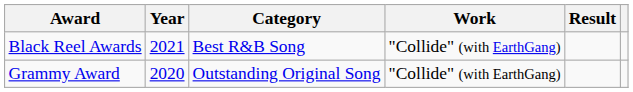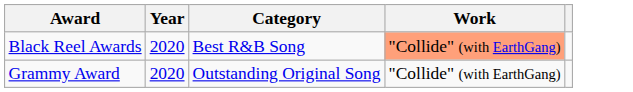- column: (592, 18)
(167, 45) 2021 -> (167, 45) 2020
(475, 45) no background -> (475, 45) lightsalmon background
